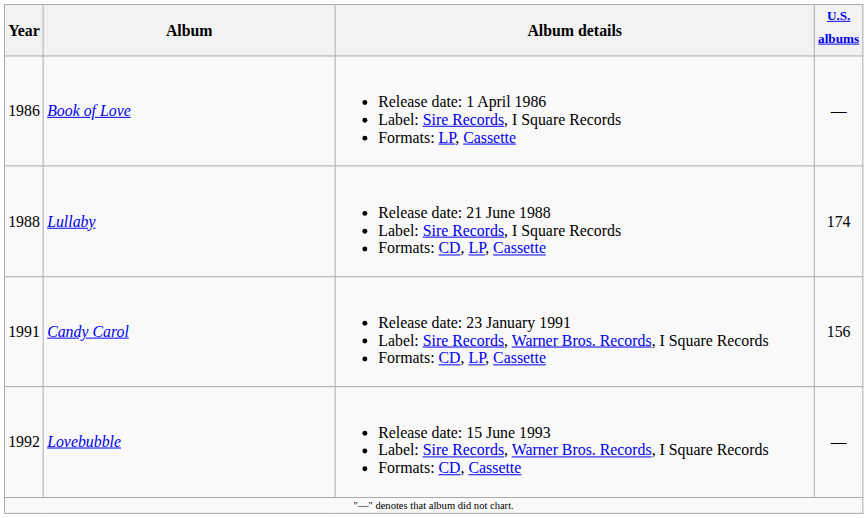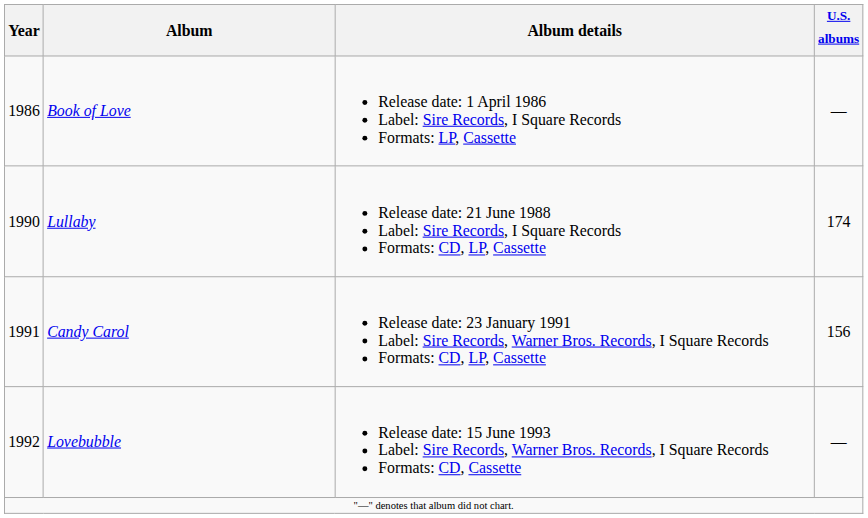(24, 221) 1988 -> (24, 221) 1990
